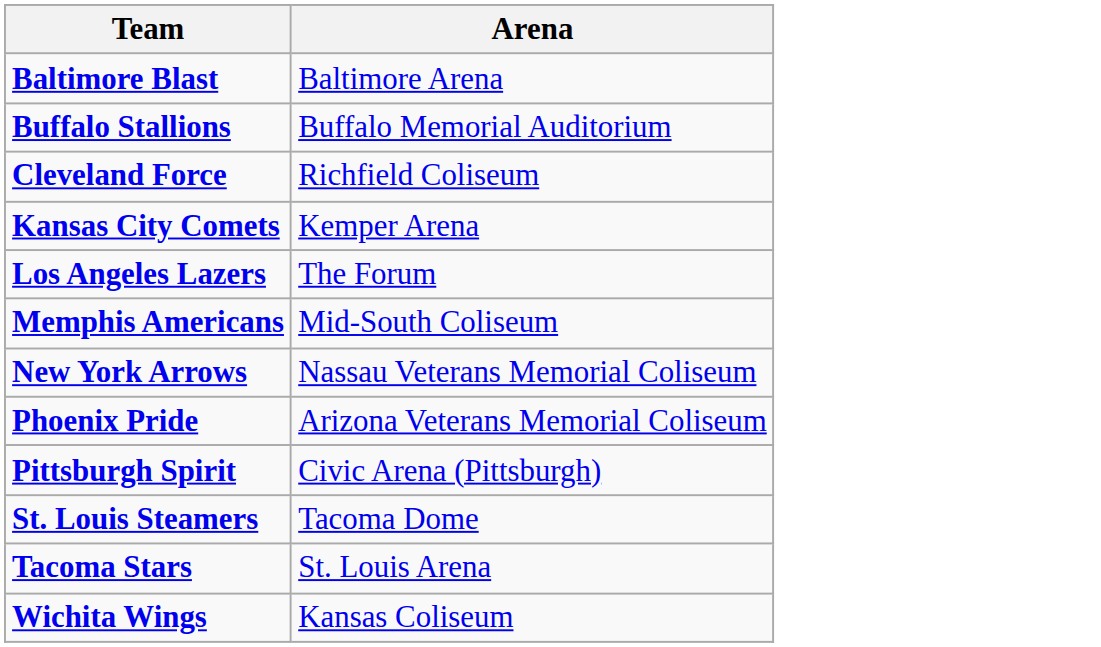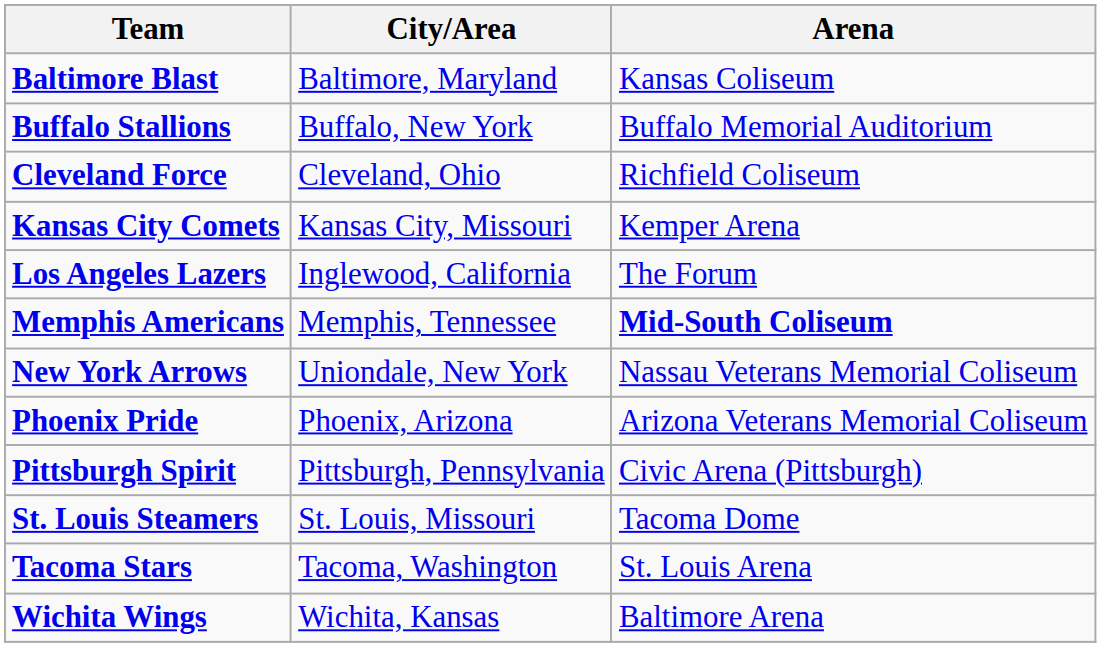+ column: (451, 28)
(401, 77) Baltimore Arena -> (727, 77) Kansas Coliseum
(428, 322) normal -> (756, 322) bold
(406, 616) Kansas Coliseum -> (721, 616) Baltimore Arena
